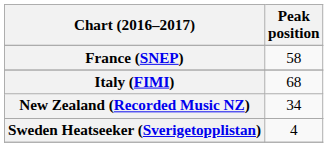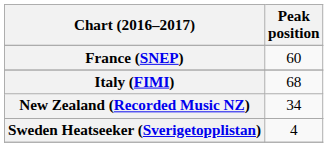(294, 57) 58 -> (294, 57) 60
